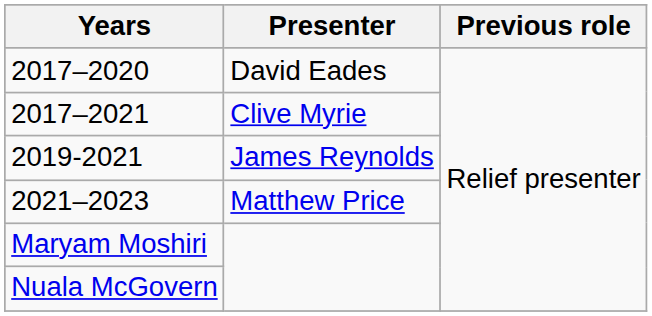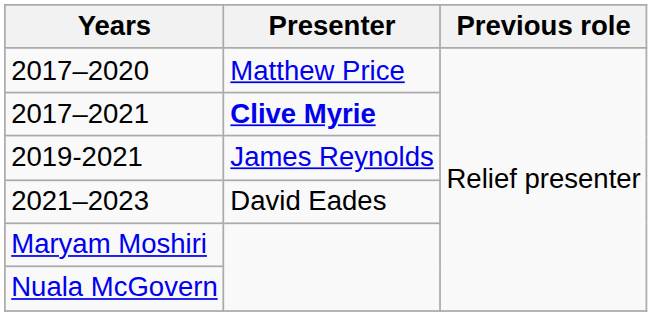(308, 69) David Eades -> (318, 69) Matthew Price
(298, 113) normal -> (303, 113) bold
(318, 200) Matthew Price -> (308, 200) David Eades
